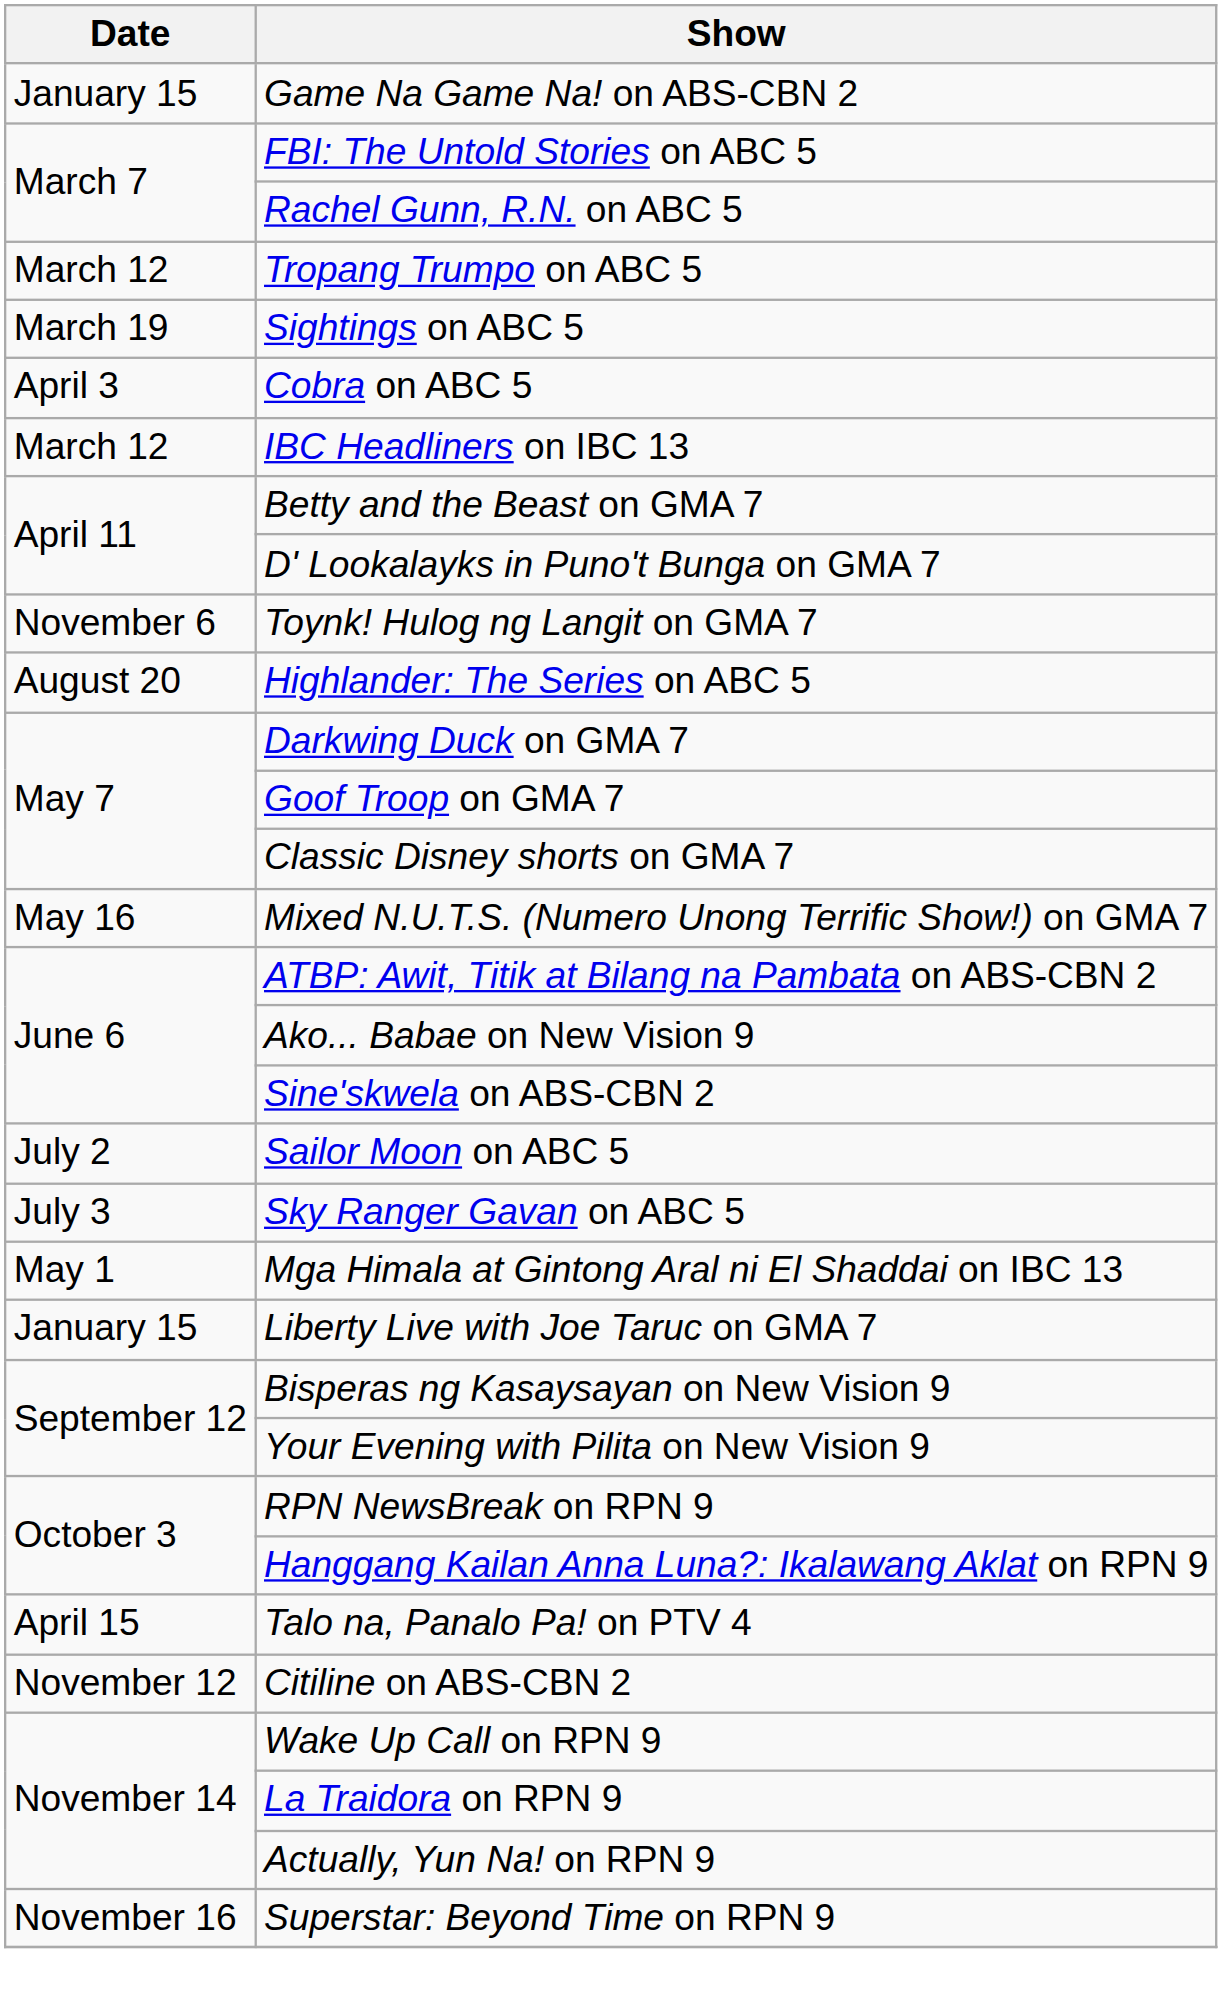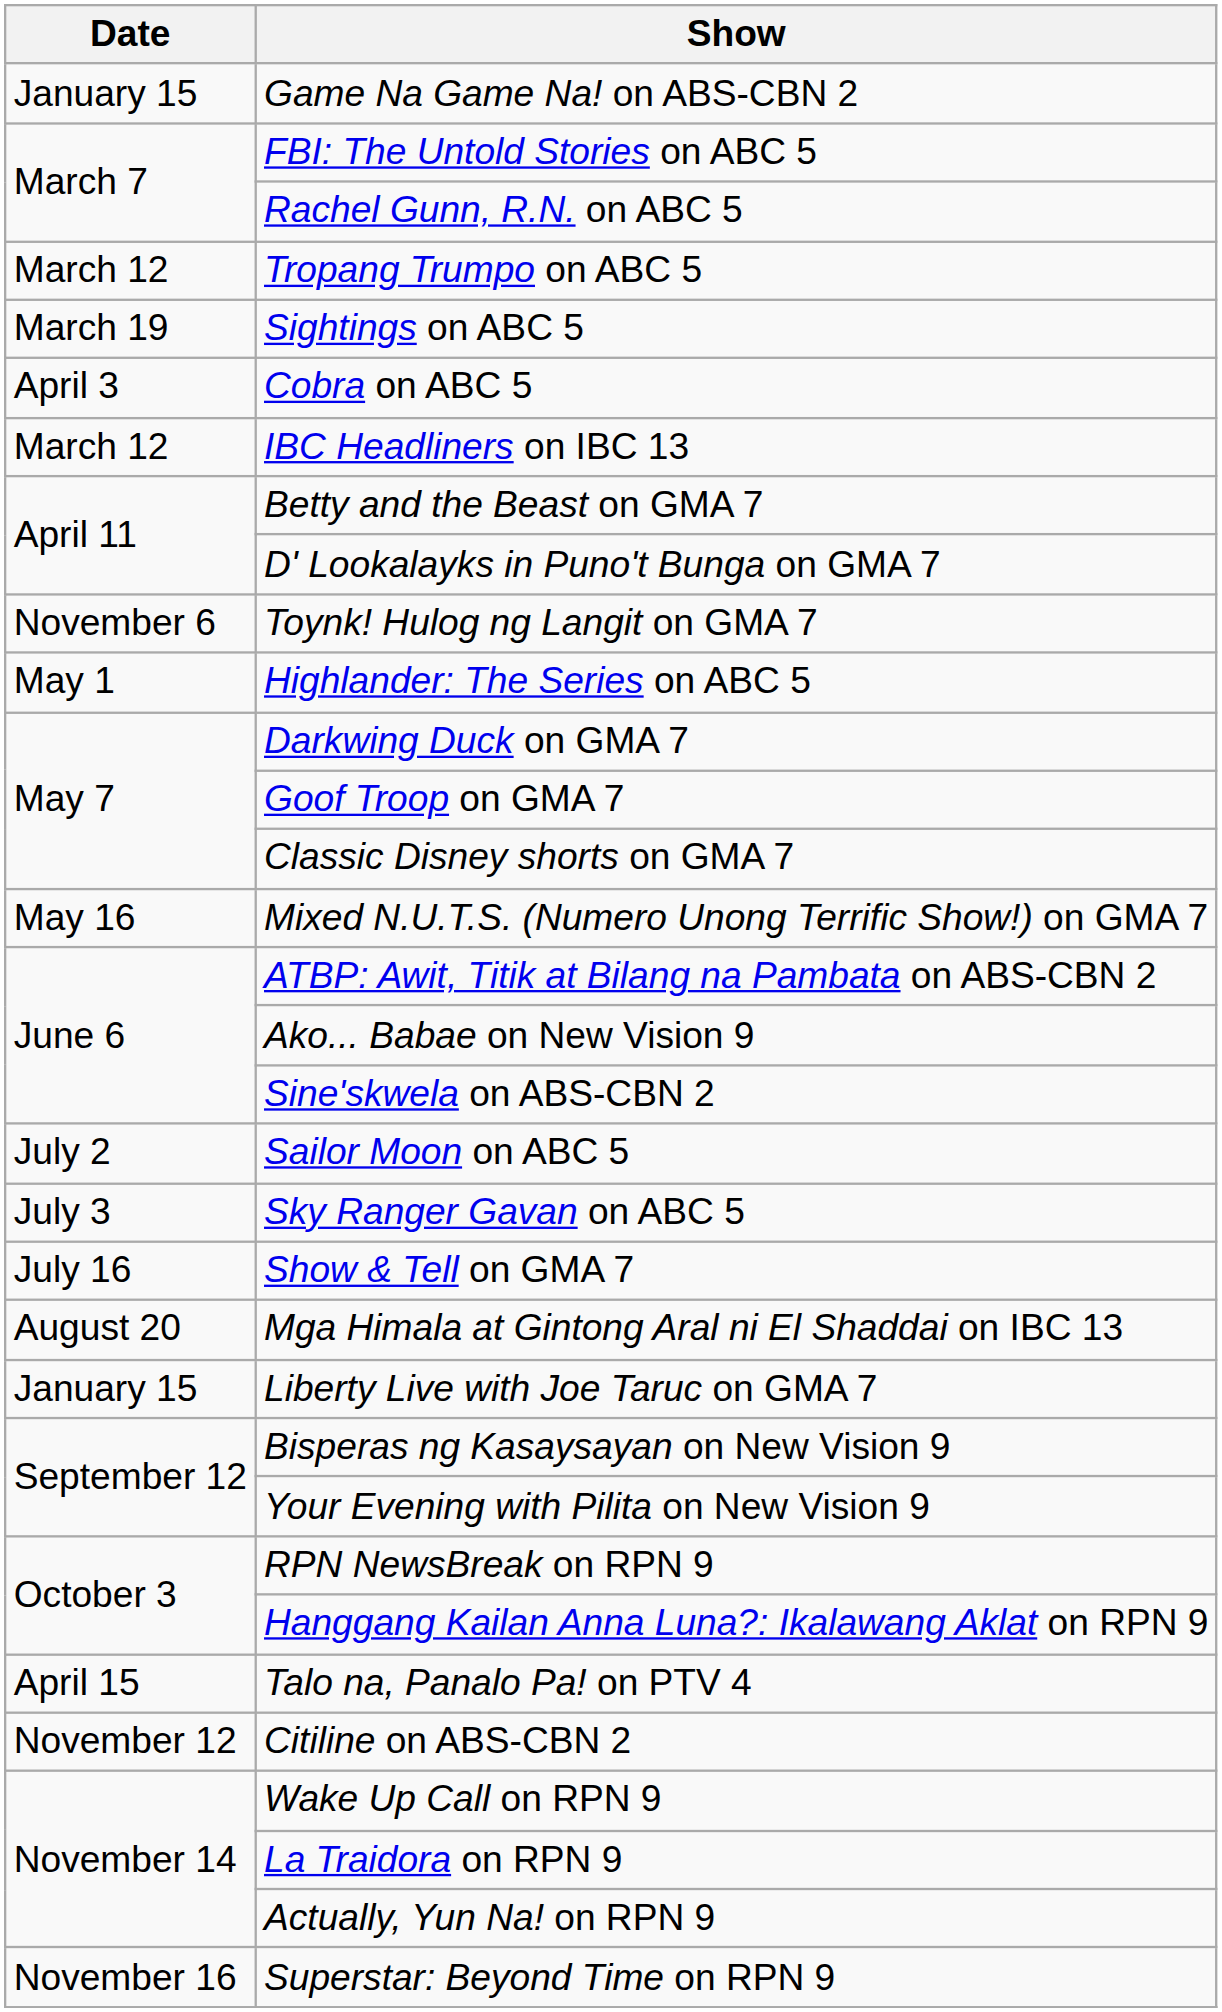(97, 681) August 20 -> (64, 681) May 1
+ row: (449, 1270)
(64, 1270) May 1 -> (97, 1329) August 20
